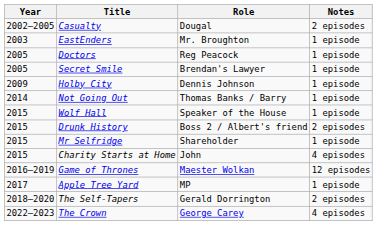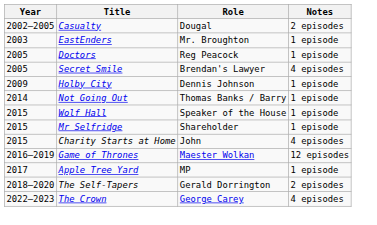(336, 69) 1 episode -> (317, 69) 4 episodes
- row: (93, 127)
